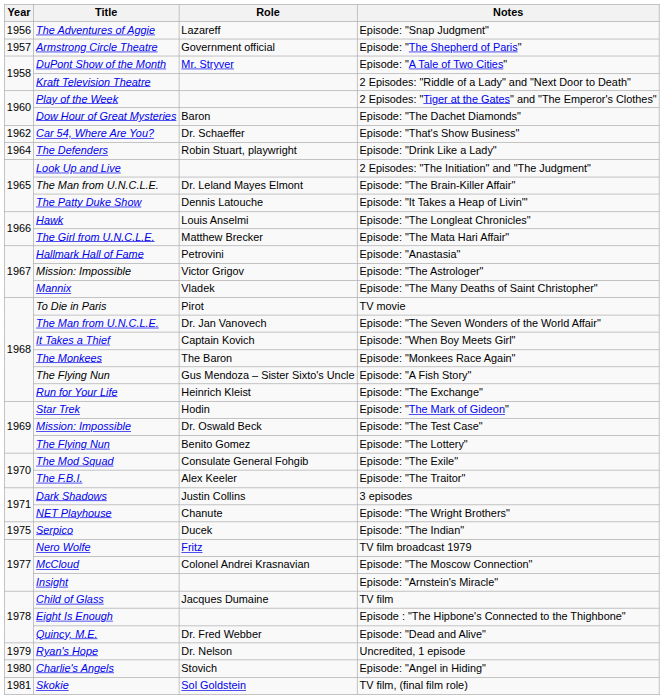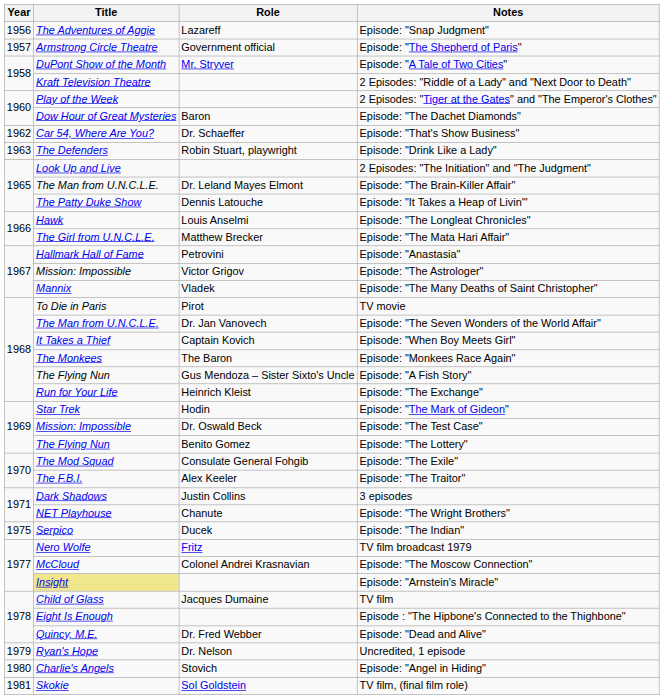(19, 151) 1964 -> (19, 151) 1963
(52, 582) no background -> (52, 582) khaki background
